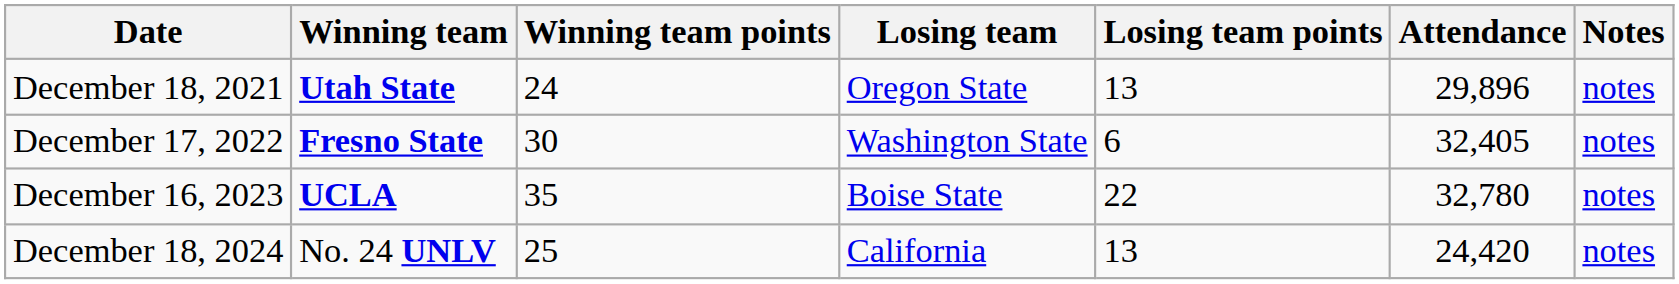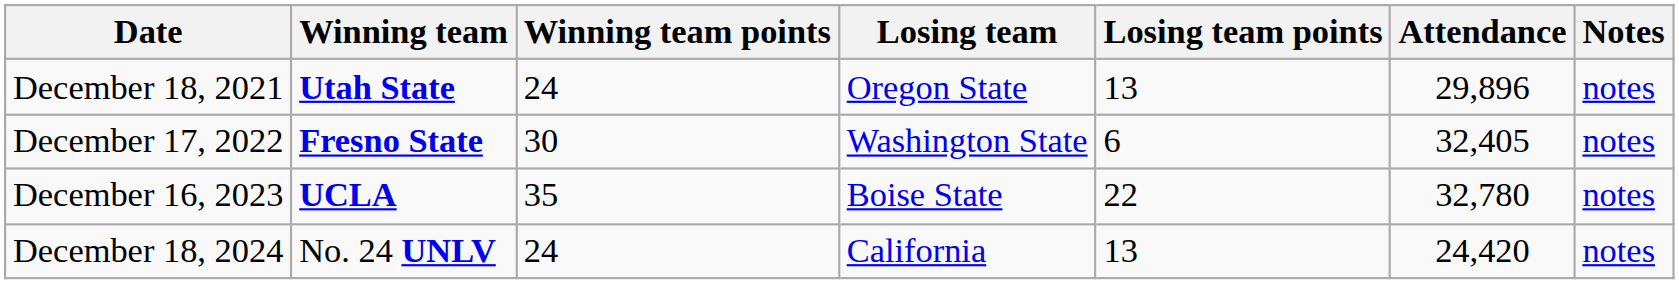(541, 250) 25 -> (541, 250) 24
